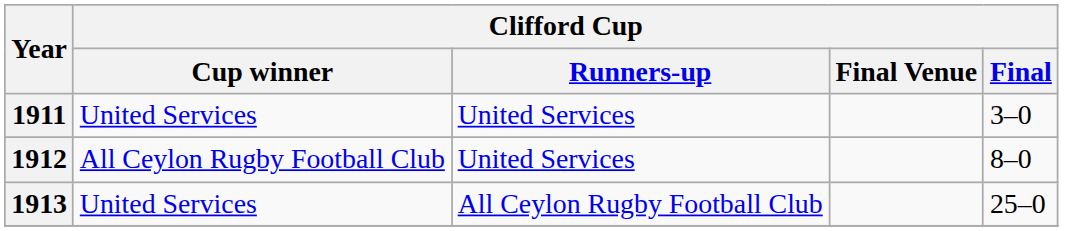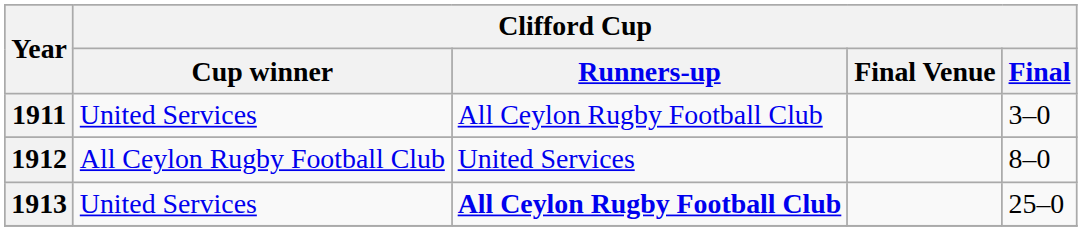(546, 114) United Services -> (640, 114) All Ceylon Rugby Football Club
(640, 203) normal -> (649, 203) bold
